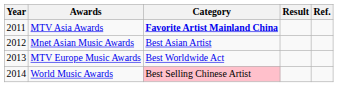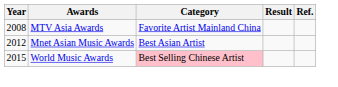(16, 27) 2011 -> (16, 27) 2008
(212, 27) bold -> (200, 27) normal
- row: (86, 58)
(16, 74) 2014 -> (16, 58) 2015
